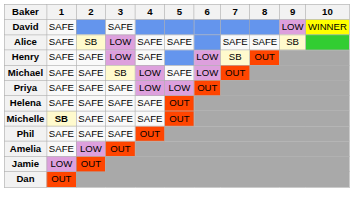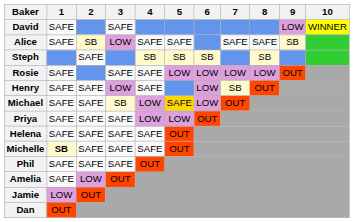+ row: (25, 57)
+ row: (25, 73)
(179, 73) no background -> (179, 103) gold background
